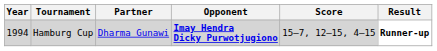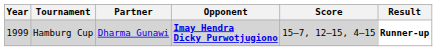(18, 33) 1994 -> (18, 33) 1999
